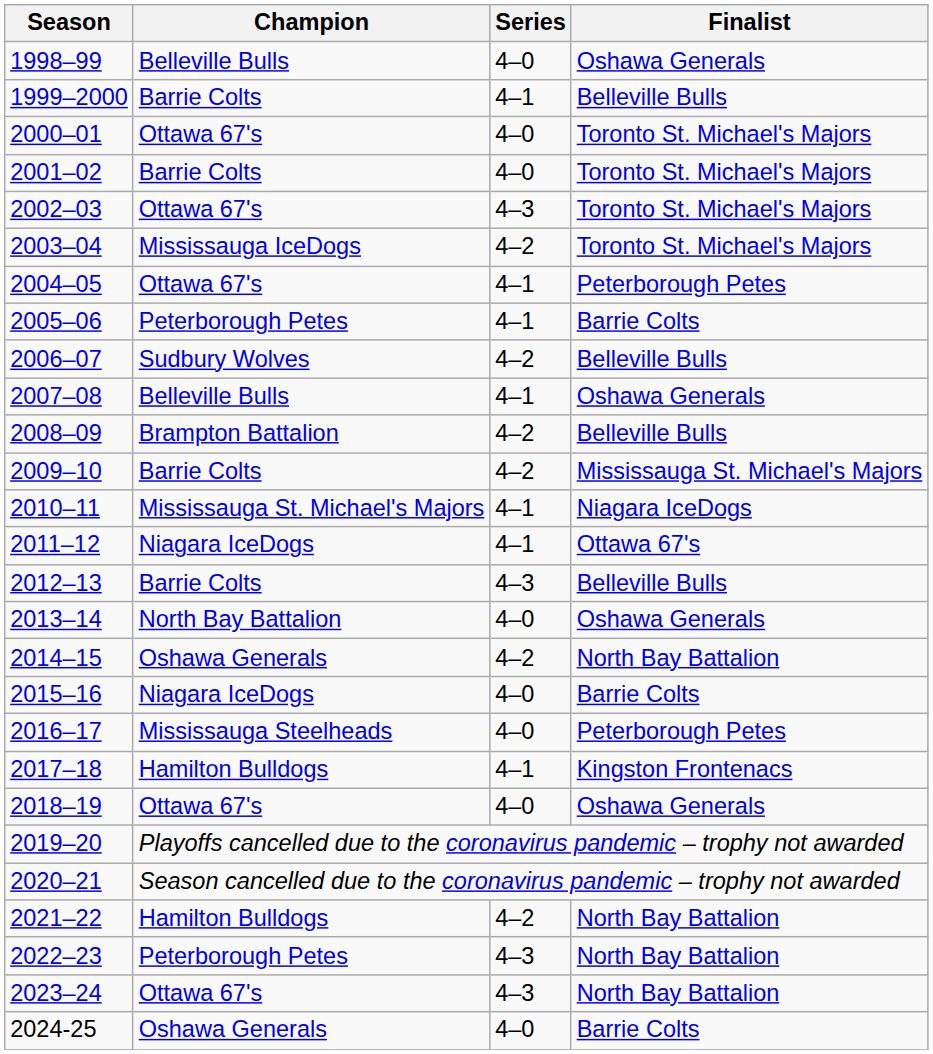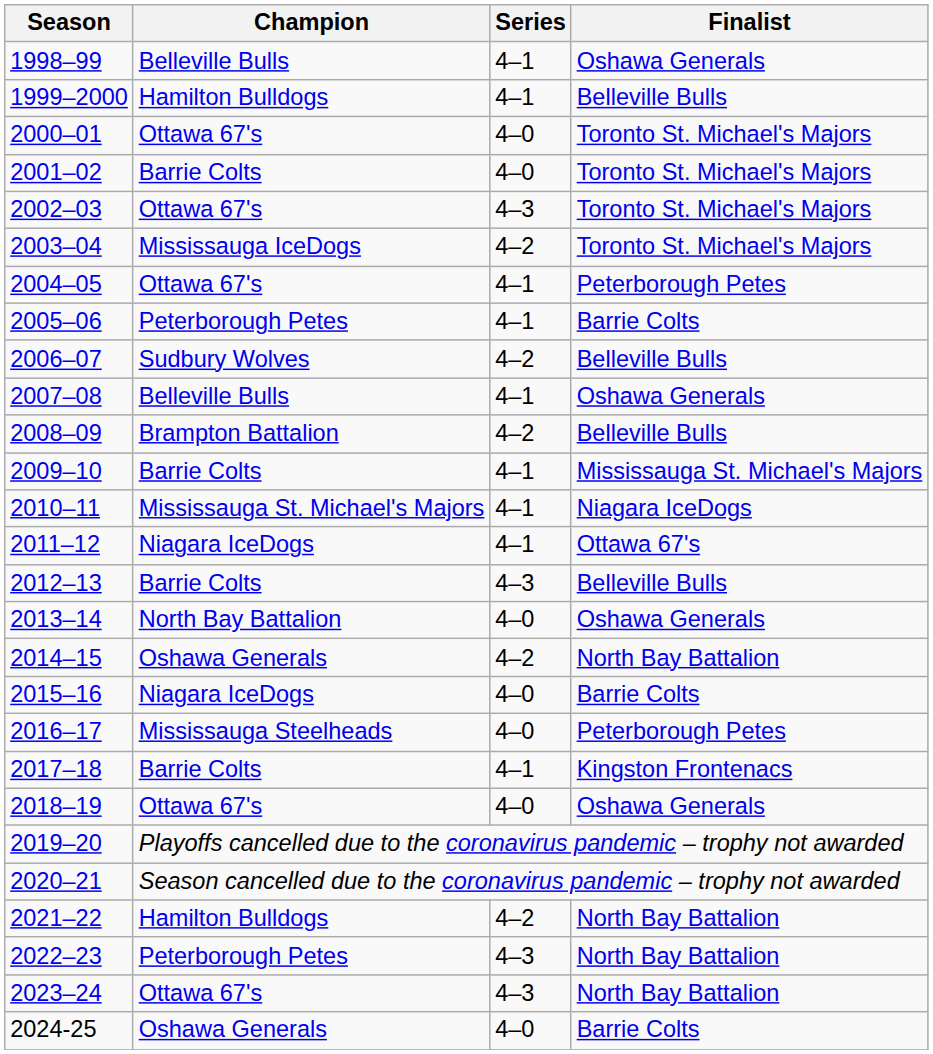(515, 60) 4–0 -> (515, 60) 4–1
(200, 97) Barrie Colts -> (234, 97) Hamilton Bulldogs
(515, 470) 4–2 -> (515, 470) 4–1
(234, 769) Hamilton Bulldogs -> (200, 769) Barrie Colts
